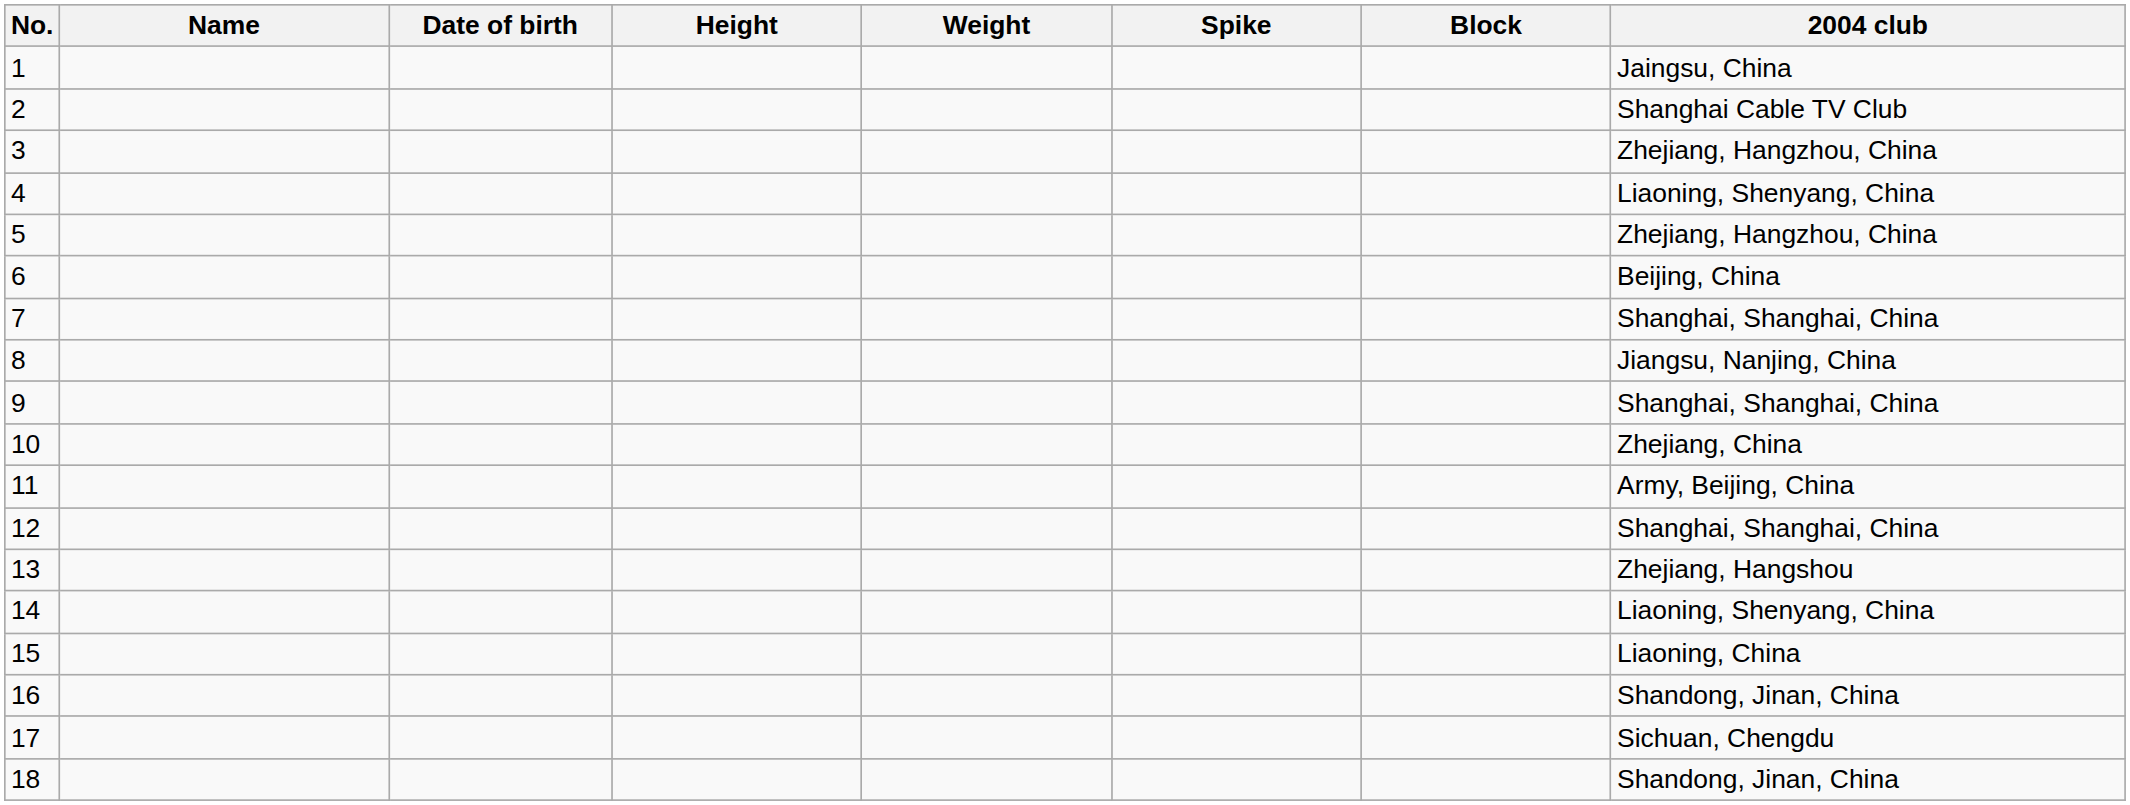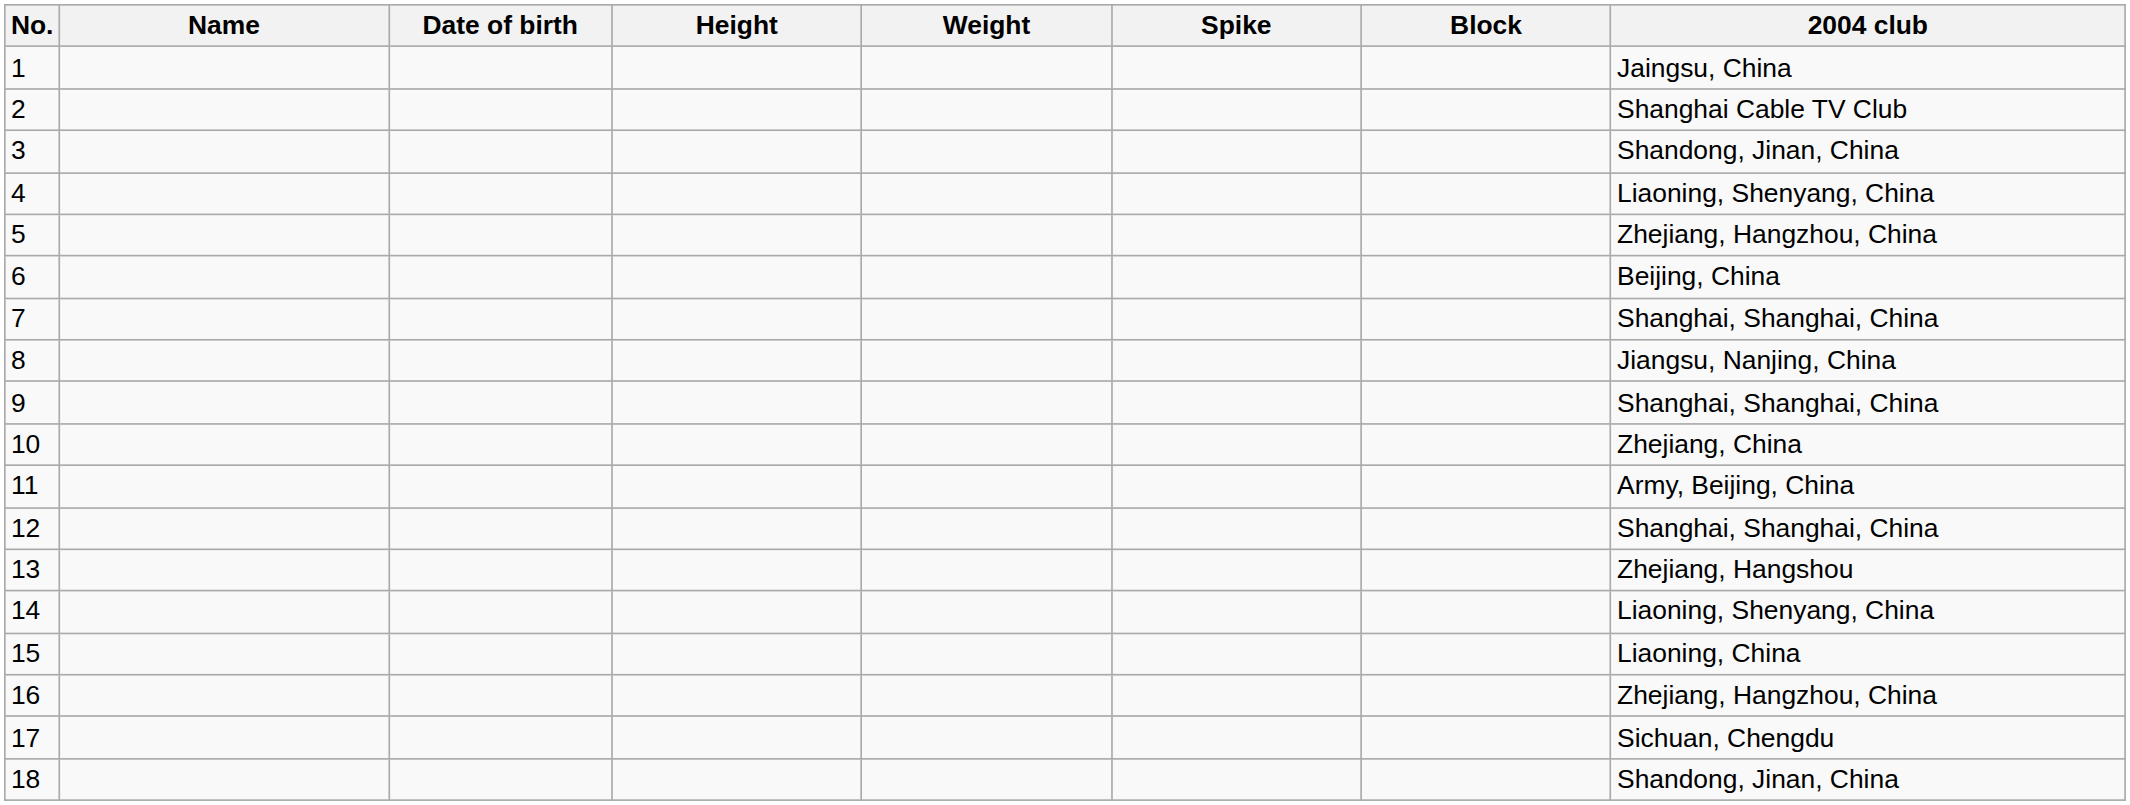(1777, 151) Zhejiang, Hangzhou, China -> (1758, 151) Shandong, Jinan, China
(1758, 695) Shandong, Jinan, China -> (1777, 695) Zhejiang, Hangzhou, China
